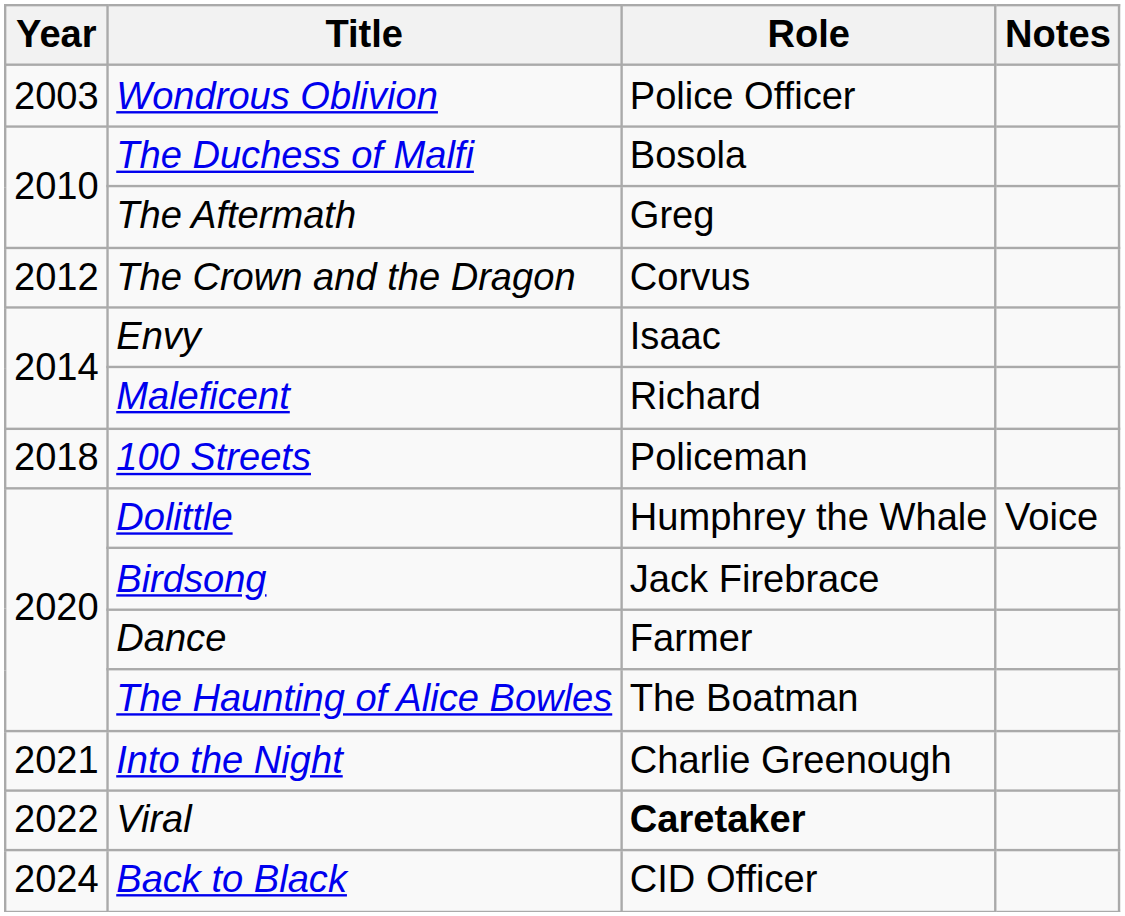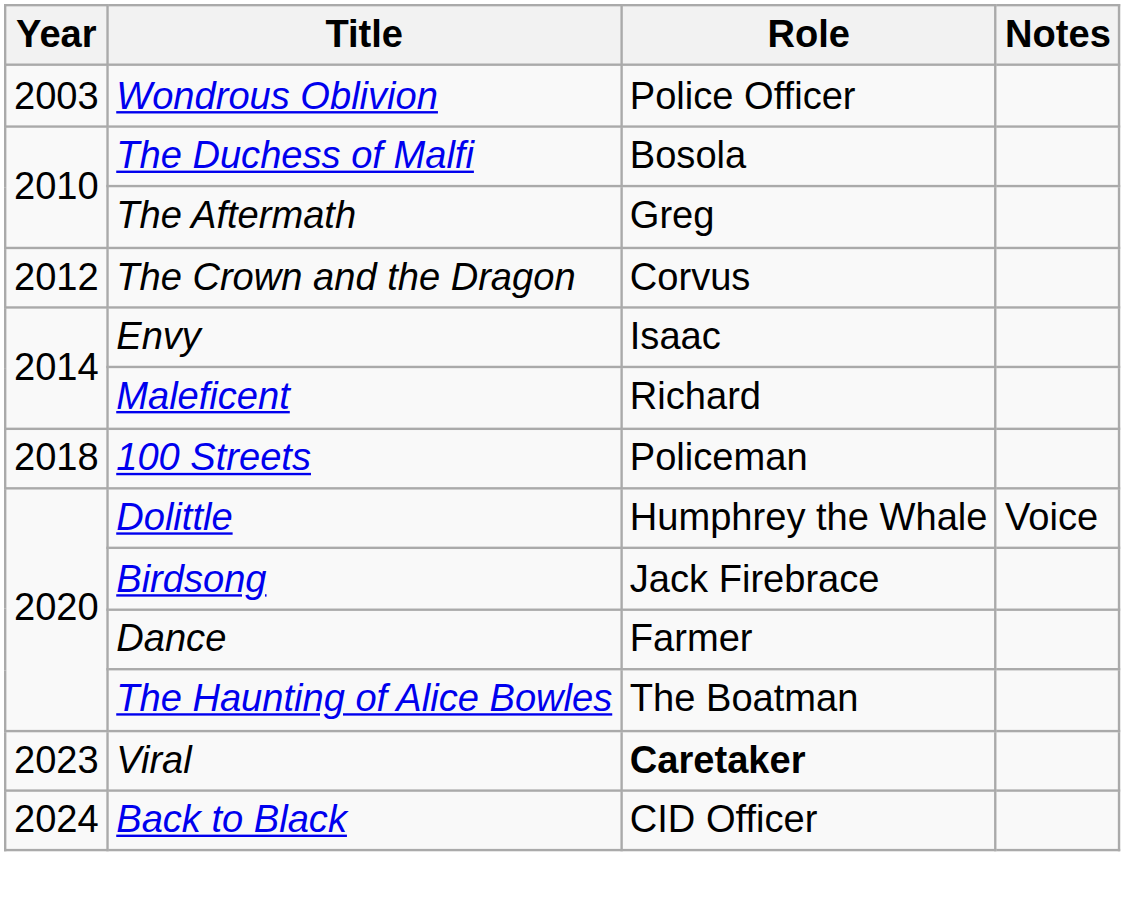- row: (229, 759)
(56, 819) 2022 -> (56, 759) 2023
